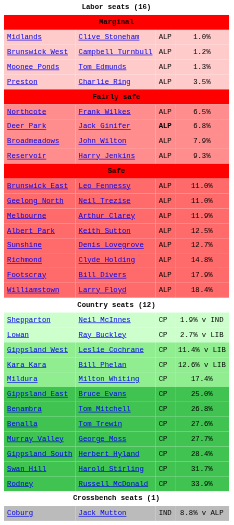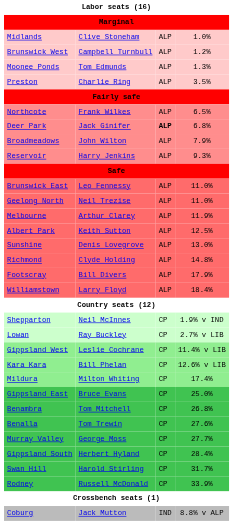(202, 245) 12.7% -> (202, 245) 13.0%
